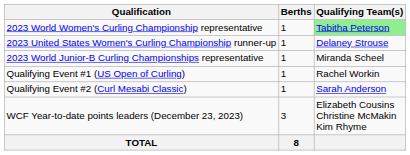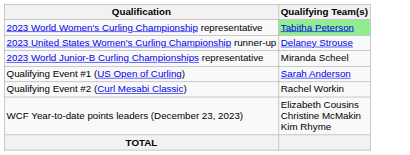- column: (296, 12)
(348, 74) Rachel Workin -> (316, 74) Sarah Anderson
(351, 89) Sarah Anderson -> (312, 89) Rachel Workin
